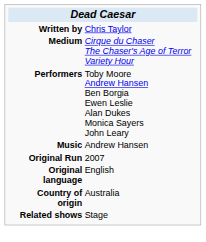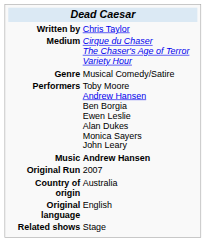+ row: (67, 73)
(116, 145) normal -> (116, 158) bold
rows swapped: (60, 197) <-> (63, 175)
